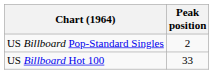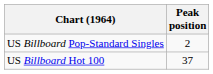(188, 60) 33 -> (188, 60) 37
